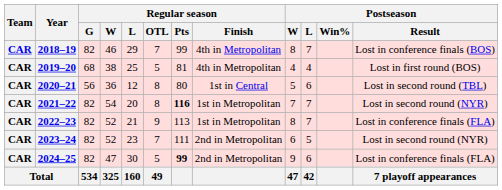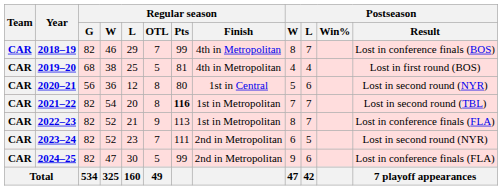(425, 85) Lost in second round (TBL) -> (425, 85) Lost in second round (NYR)
(425, 103) Lost in second round (NYR) -> (425, 103) Lost in second round (TBL)
(182, 158) bold -> (182, 158) normal
